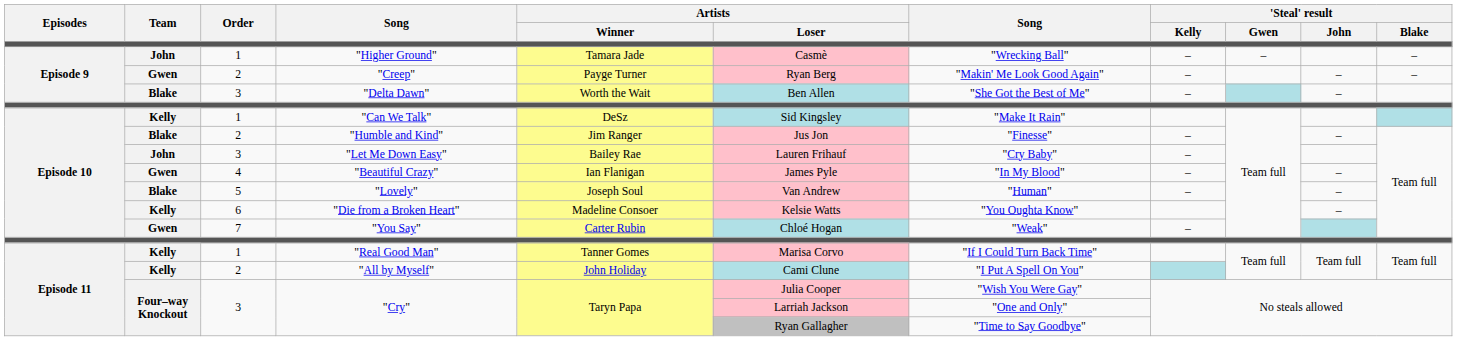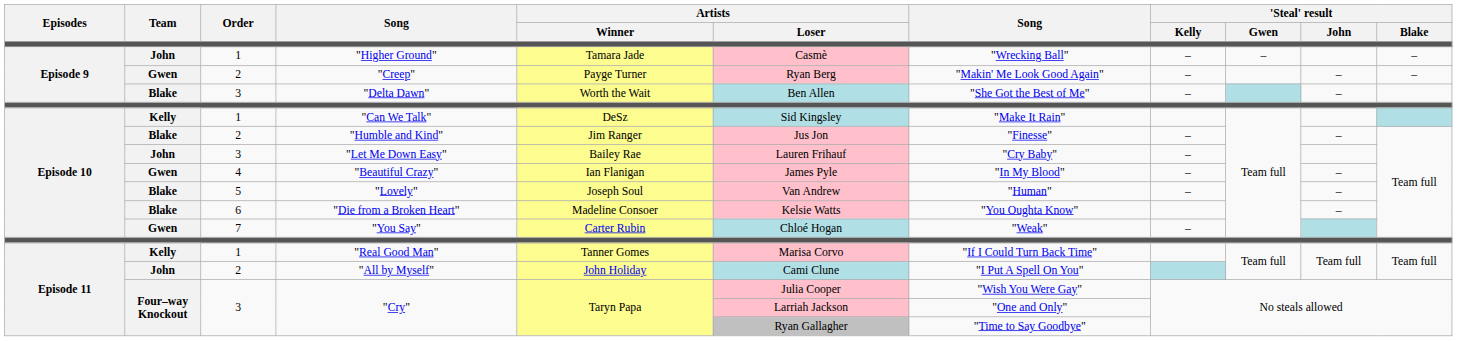(163, 209) Kelly -> (163, 209) Blake
(163, 270) Kelly -> (163, 270) John
